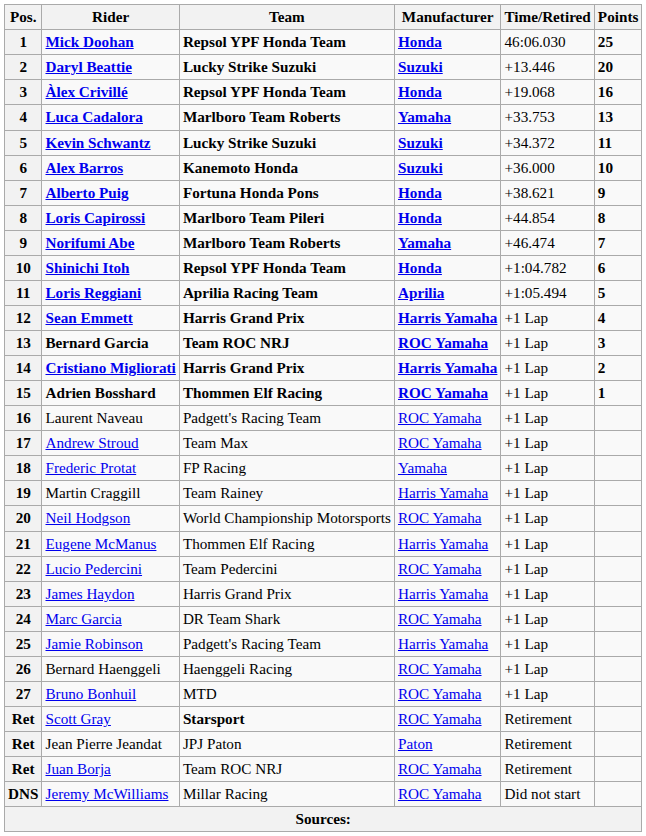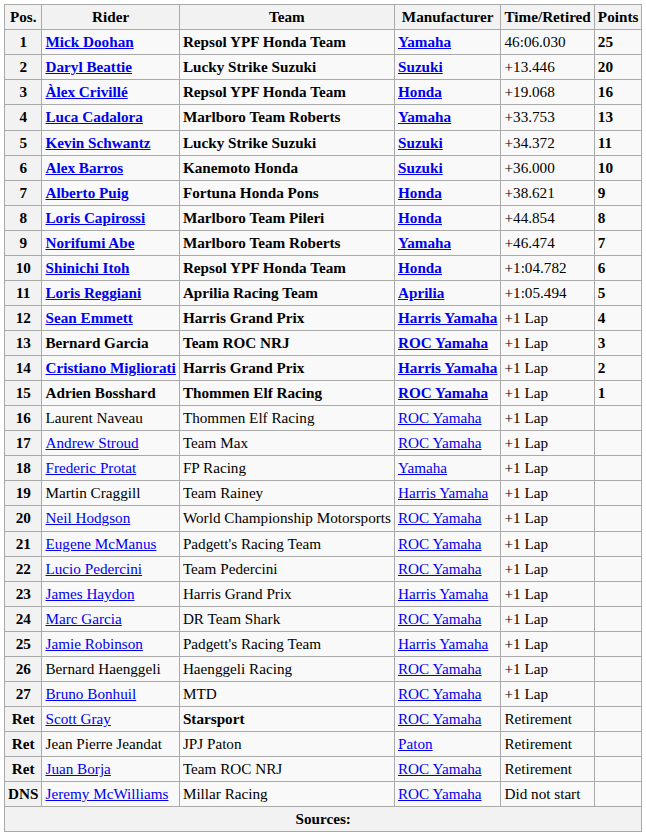(420, 42) Honda -> (425, 42) Yamaha
(252, 418) Padgett's Racing Team -> (249, 418) Thommen Elf Racing
(249, 543) Thommen Elf Racing -> (252, 543) Padgett's Racing Team
(443, 543) Harris Yamaha -> (440, 543) ROC Yamaha
